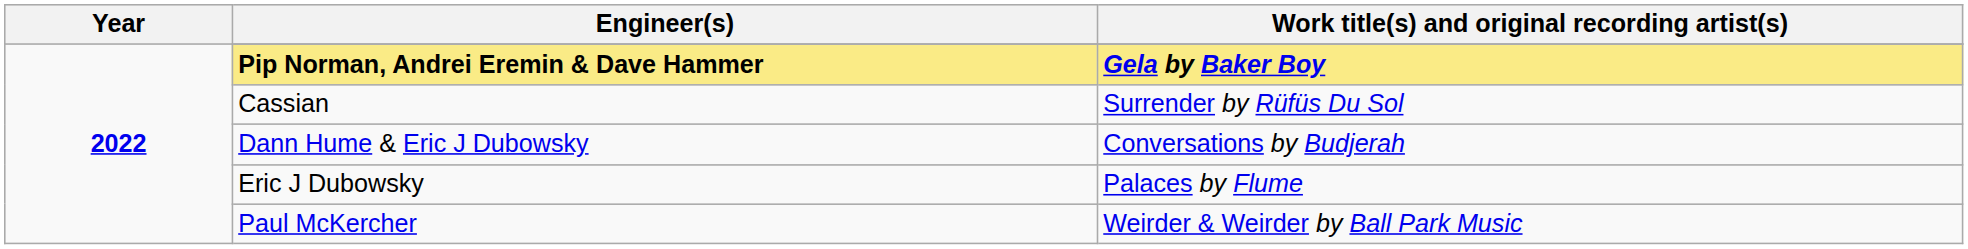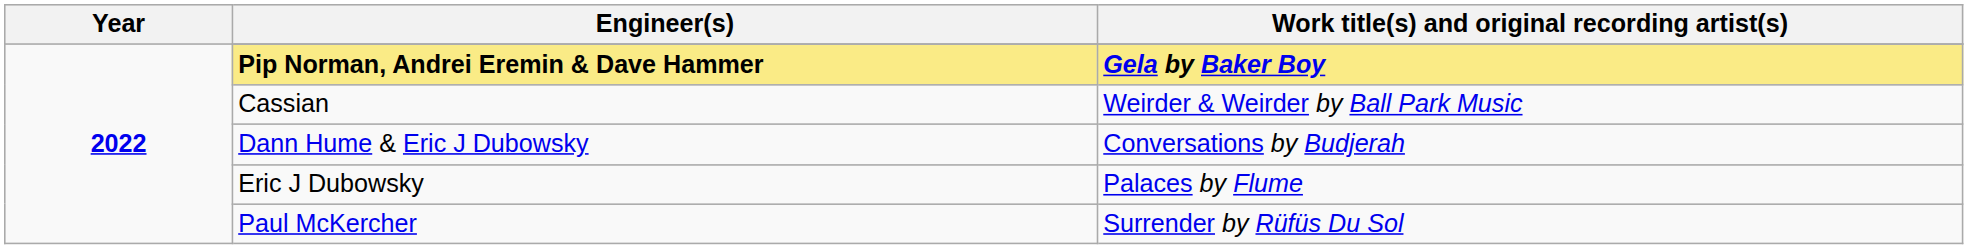(1253, 104) Surrender by Rüfüs Du Sol -> (1313, 104) Weirder & Weirder by Ball Park Music
(1313, 223) Weirder & Weirder by Ball Park Music -> (1253, 223) Surrender by Rüfüs Du Sol
